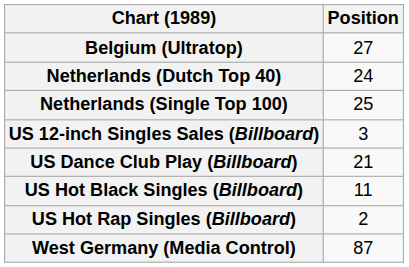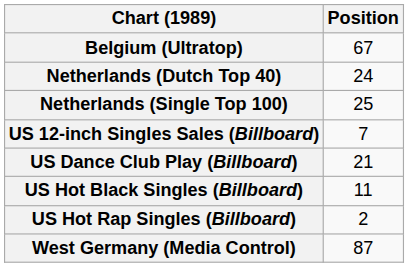(363, 47) 27 -> (363, 47) 67
(363, 133) 3 -> (363, 133) 7
